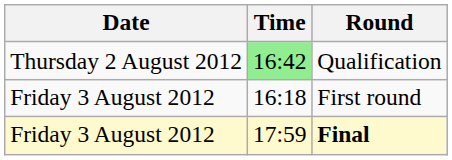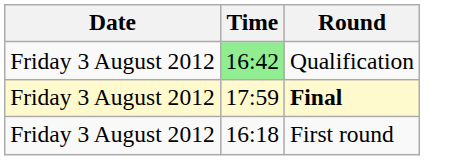(126, 60) Thursday 2 August 2012 -> (112, 60) Friday 3 August 2012
rows swapped: (369, 97) <-> (344, 135)
